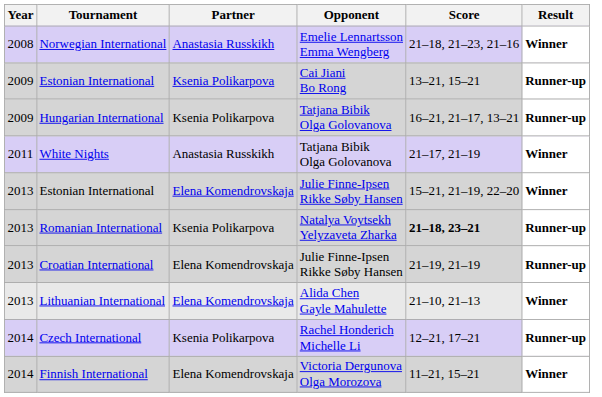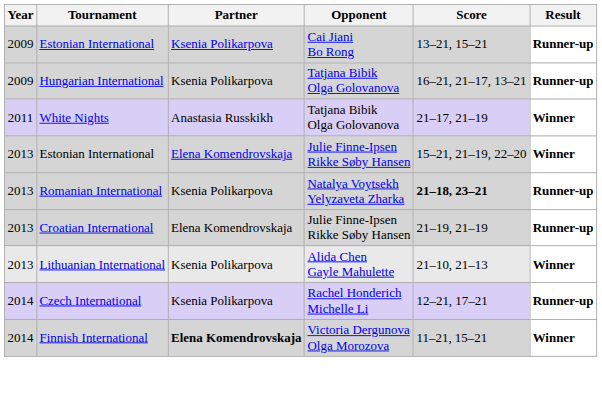- row: (103, 44)
(233, 301) Elena Komendrovskaja -> (222, 264) Ksenia Polikarpova
(233, 374) normal -> (236, 338) bold
